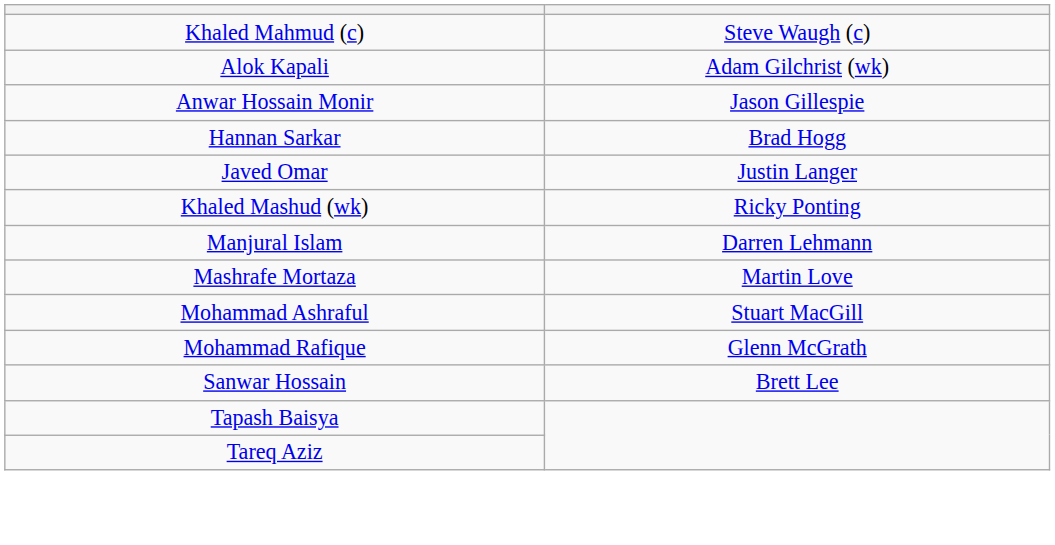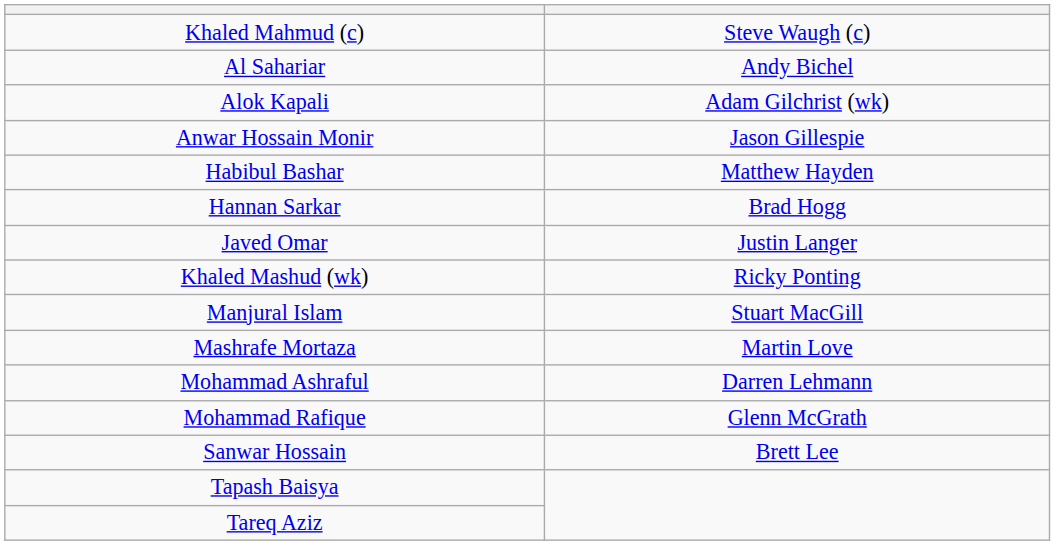+ row: (275, 67)
+ row: (275, 172)
(797, 242) Darren Lehmann -> (797, 312) Stuart MacGill
(797, 312) Stuart MacGill -> (797, 382) Darren Lehmann
